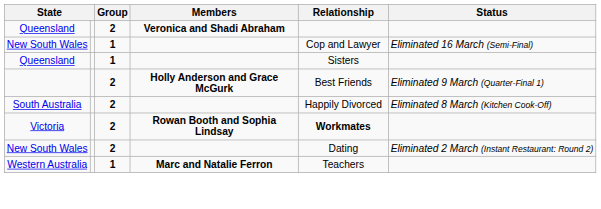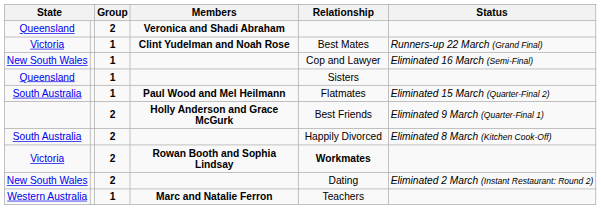+ row: (47, 45)
+ row: (47, 94)
